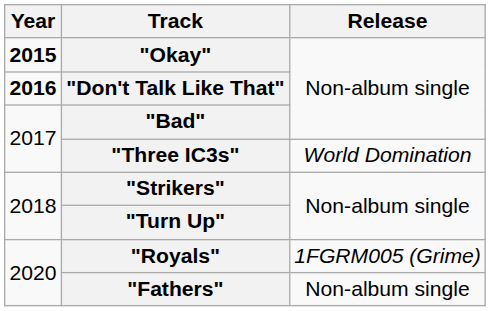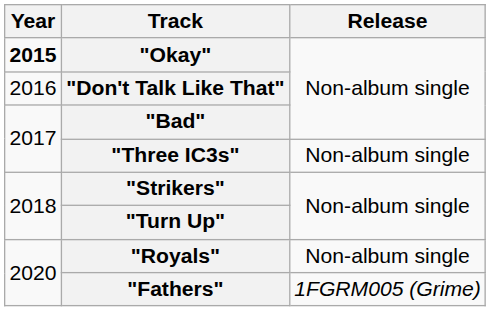(33, 88) bold -> (33, 88) normal
(388, 155) World Domination -> (388, 155) Non-album single
(388, 255) 1FGRM005 (Grime) -> (388, 255) Non-album single
(388, 289) Non-album single -> (388, 289) 1FGRM005 (Grime)
